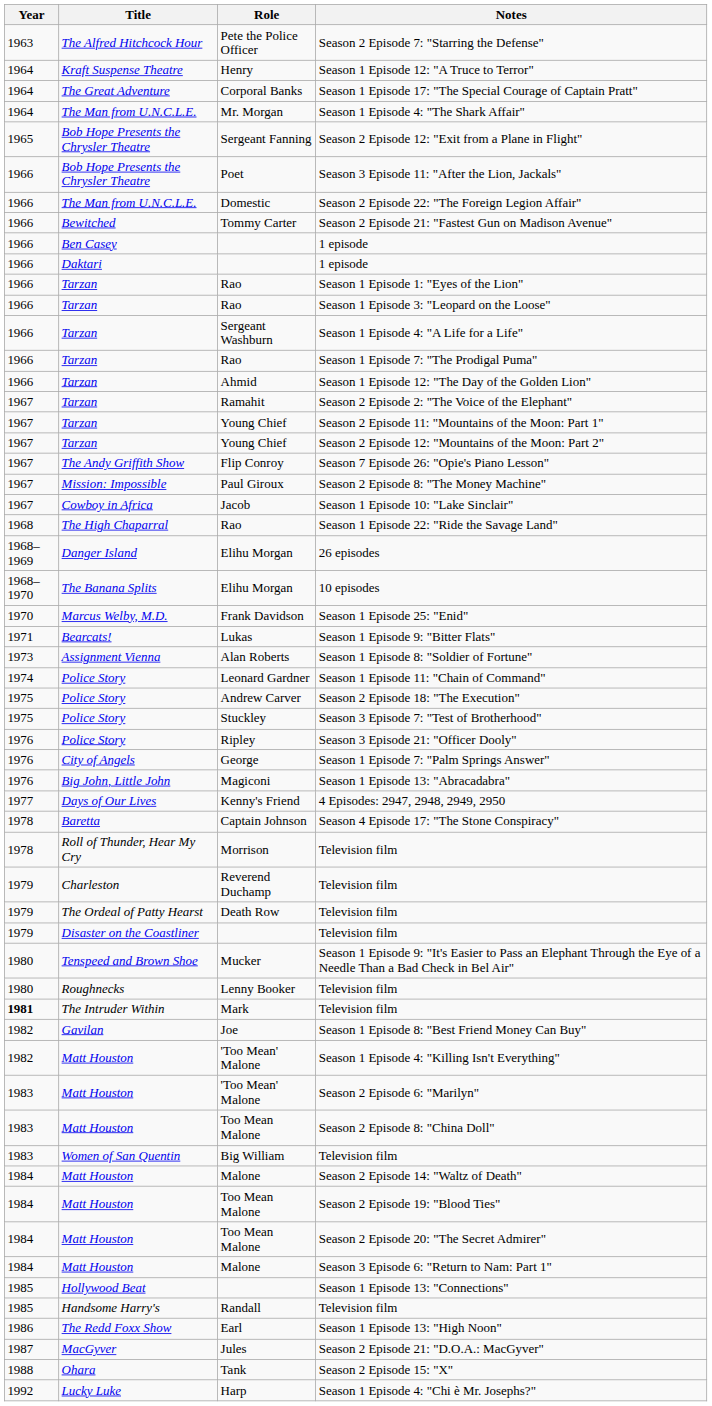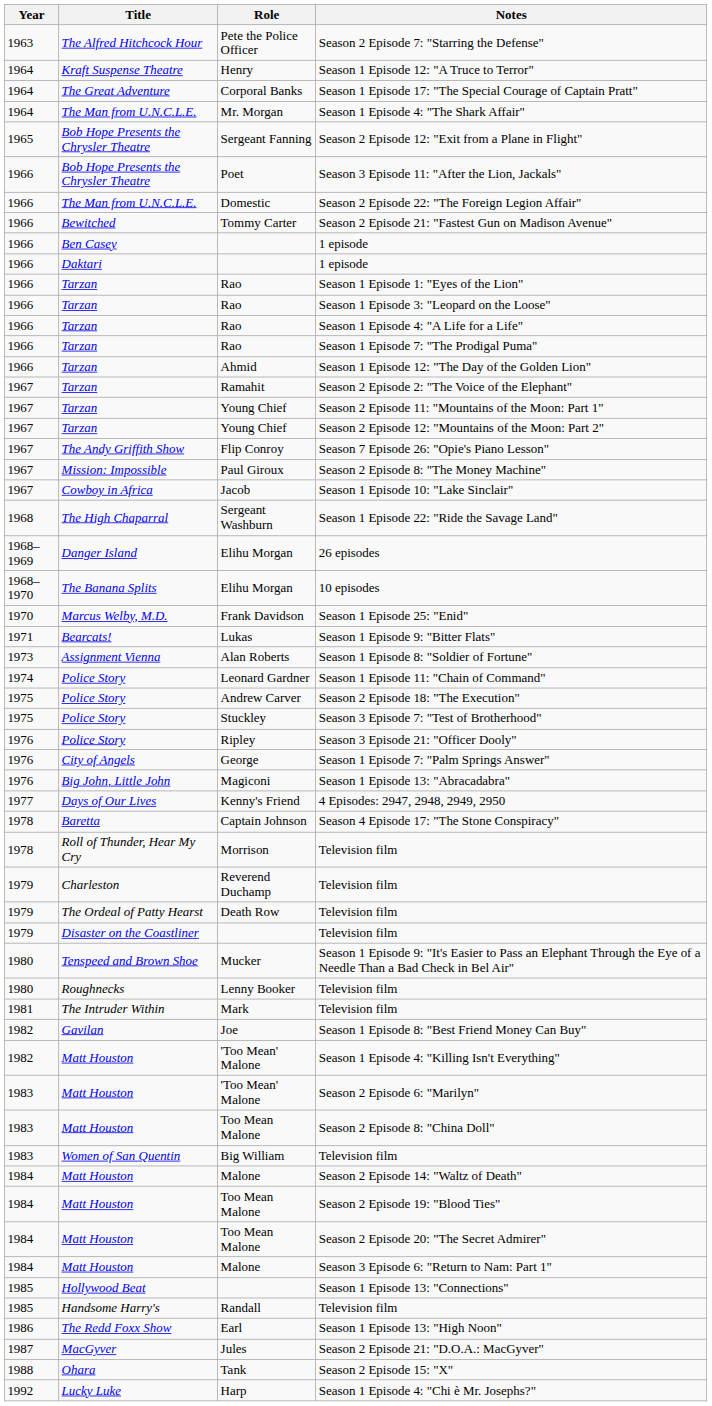(247, 333) Sergeant Washburn -> (231, 325) Rao
(231, 525) Rao -> (247, 517) Sergeant Washburn
(20, 1009) bold -> (20, 1009) normal
